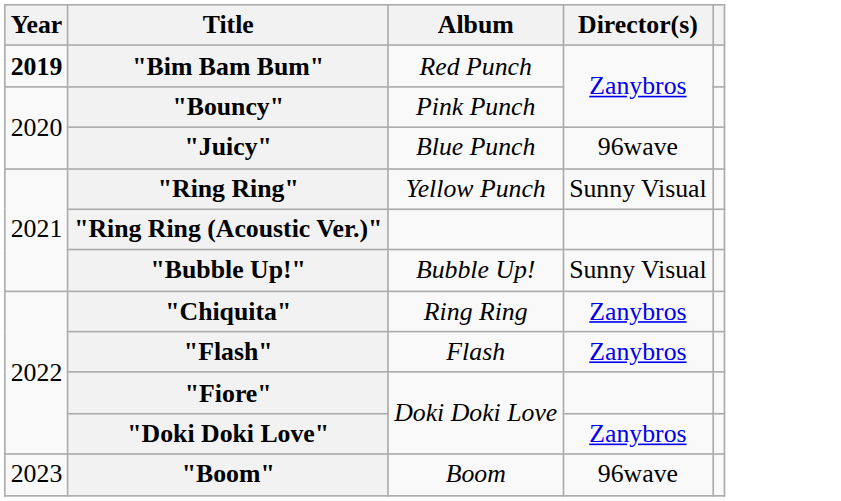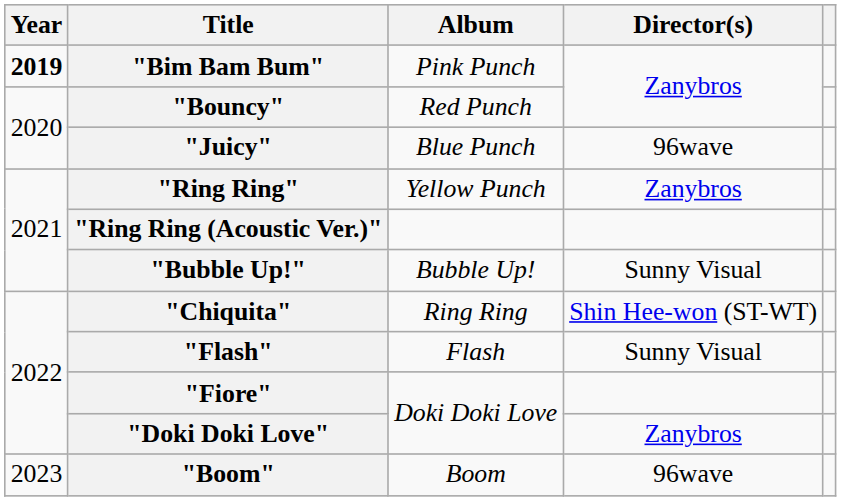(476, 65) Red Punch -> (476, 65) Pink Punch
(476, 106) Pink Punch -> (476, 106) Red Punch
(638, 188) Sunny Visual -> (693, 188) Zanybros
(638, 310) Zanybros -> (693, 310) Shin Hee-won (ST-WT)
(638, 351) Zanybros -> (693, 351) Sunny Visual
